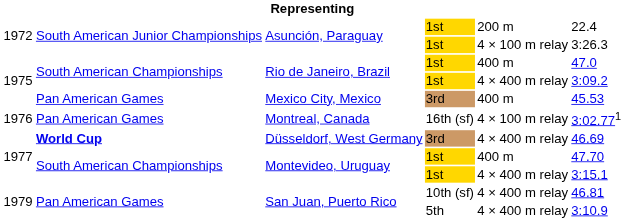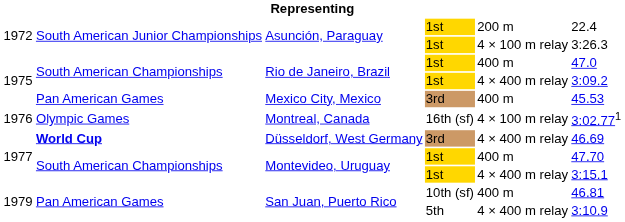(100, 118) Pan American Games -> (83, 118) Olympic Games
(523, 192) 4 × 400 m relay -> (495, 192) 400 m
